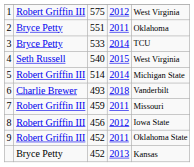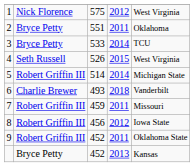(51, 12) Robert Griffin III -> (44, 12) Nick Florence
(97, 59) 540 -> (97, 59) 526
